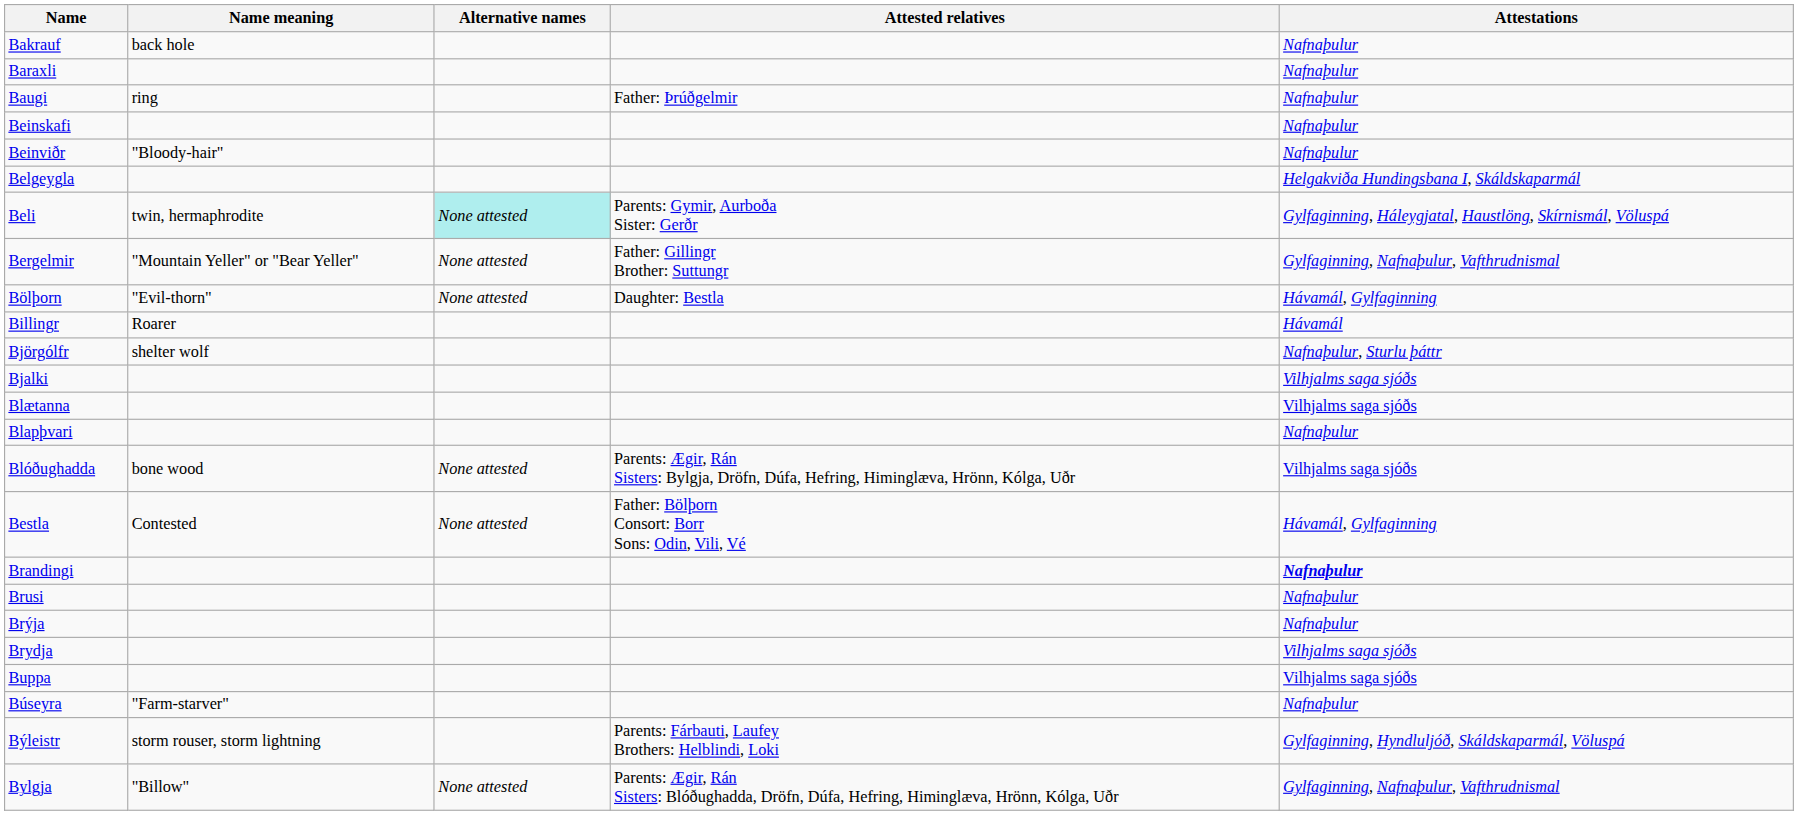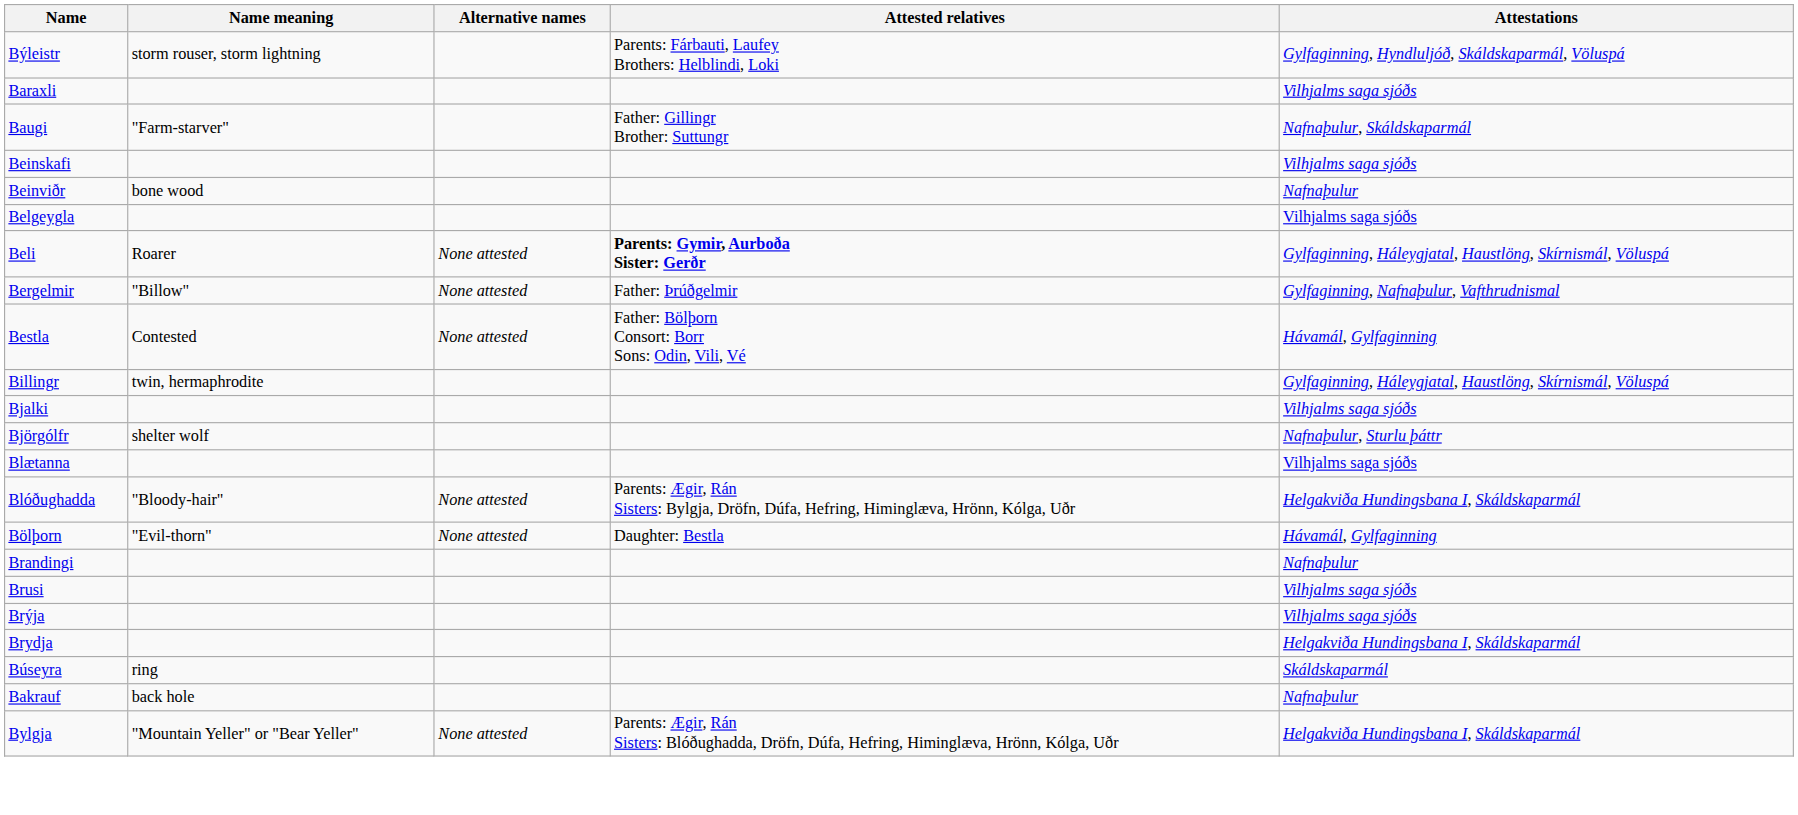rows swapped: (35, 45) <-> (34, 741)
(1321, 71) Nafnaþulur -> (1350, 91) Vilhjalms saga sjóðs
(145, 98) ring -> (180, 127) "Farm-starver"
(676, 98) Father: Þrúðgelmir -> (671, 127) Father: Gillingr Brother: Suttungr
(1321, 98) Nafnaþulur -> (1377, 127) Nafnaþulur, Skáldskaparmál
(1321, 125) Nafnaþulur -> (1350, 164) Vilhjalms saga sjóðs
(178, 152) "Bloody-hair" -> (168, 190) bone wood
(1432, 179) Helgakviða Hundingsbana I, Skáldskaparmál -> (1350, 217) Vilhjalms saga sjóðs
(198, 215) twin, hermaphrodite -> (154, 254) Roarer
(483, 215) paleturquoise background -> (483, 254) no background
(695, 215) normal -> (702, 254) bold
(245, 261) "Mountain Yeller" or "Bear Yeller" -> (160, 290) "Billow"
(671, 261) Father: Gillingr Brother: Suttungr -> (676, 290) Father: Þrúðgelmir
rows swapped: (29, 524) <-> (35, 298)
(154, 325) Roarer -> (198, 382) twin, hermaphrodite
(1313, 325) Hávamál -> (1476, 382) Gylfaginning, Háleygjatal, Haustlöng, Skírnismál, Völuspá
rows swapped: (28, 378) <-> (39, 351)
- row: (40, 432)
(168, 468) bone wood -> (178, 499) "Bloody-hair"
(1350, 468) Vilhjalms saga sjóðs -> (1432, 499) Helgakviða Hundingsbana I, Skáldskaparmál
(1323, 570) bold -> (1321, 562) normal
(1321, 597) Nafnaþulur -> (1350, 589) Vilhjalms saga sjóðs
(1321, 624) Nafnaþulur -> (1350, 616) Vilhjalms saga sjóðs
(1350, 651) Vilhjalms saga sjóðs -> (1432, 643) Helgakviða Hundingsbana I, Skáldskaparmál
- row: (30, 677)
(180, 704) "Farm-starver" -> (145, 670) ring
(1321, 704) Nafnaþulur -> (1336, 670) Skáldskaparmál
(160, 787) "Billow" -> (245, 733) "Mountain Yeller" or "Bear Yeller"
(1421, 787) Gylfaginning, Nafnaþulur, Vafthrudnismal -> (1432, 733) Helgakviða Hundingsbana I, Skáldskaparmál
